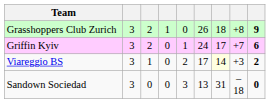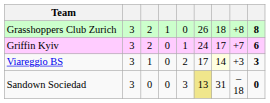(256, 29) 9 -> (256, 29) 8
(256, 62) 2 -> (256, 62) 3
(203, 84) no background -> (203, 84) khaki background
